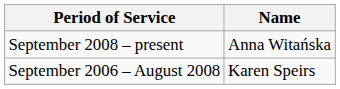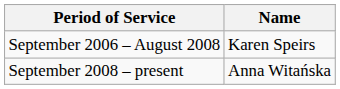rows swapped: (114, 71) <-> (96, 44)
